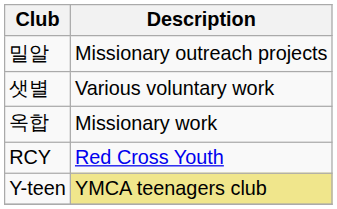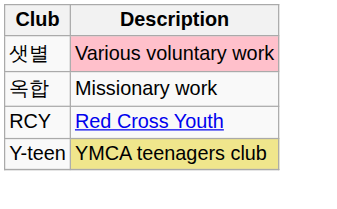- row: (29, 52)
(175, 88) no background -> (175, 53) pink background
